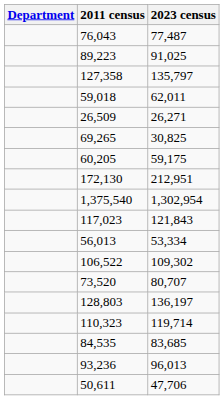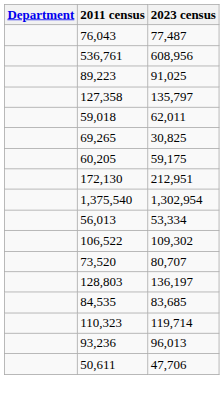+ row: (101, 55)
- row: (98, 117)
- row: (101, 220)
rows swapped: (101, 323) <-> (98, 343)
